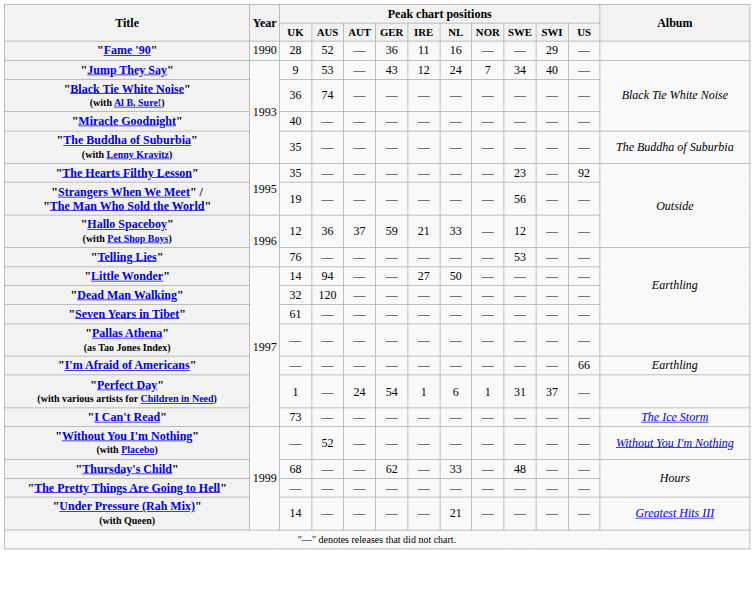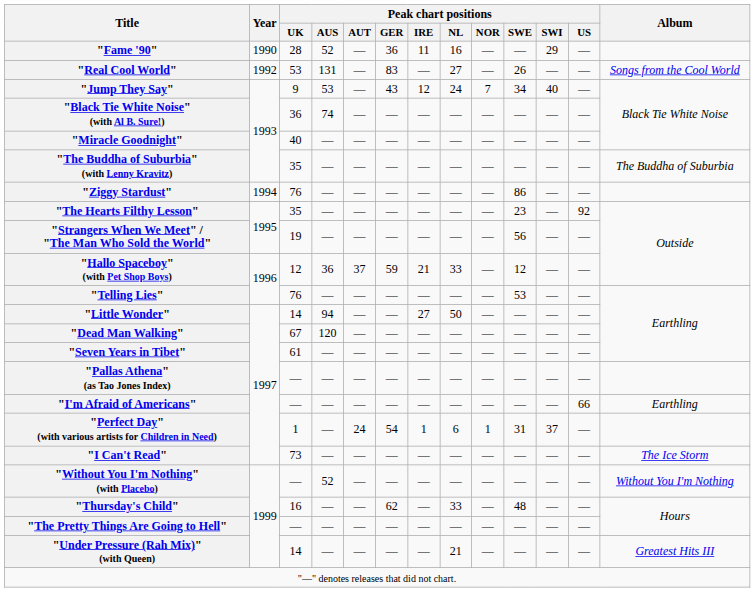+ row: (127, 69)
+ row: (127, 192)
(295, 295) 32 -> (295, 333) 67
(295, 468) 68 -> (295, 506) 16
